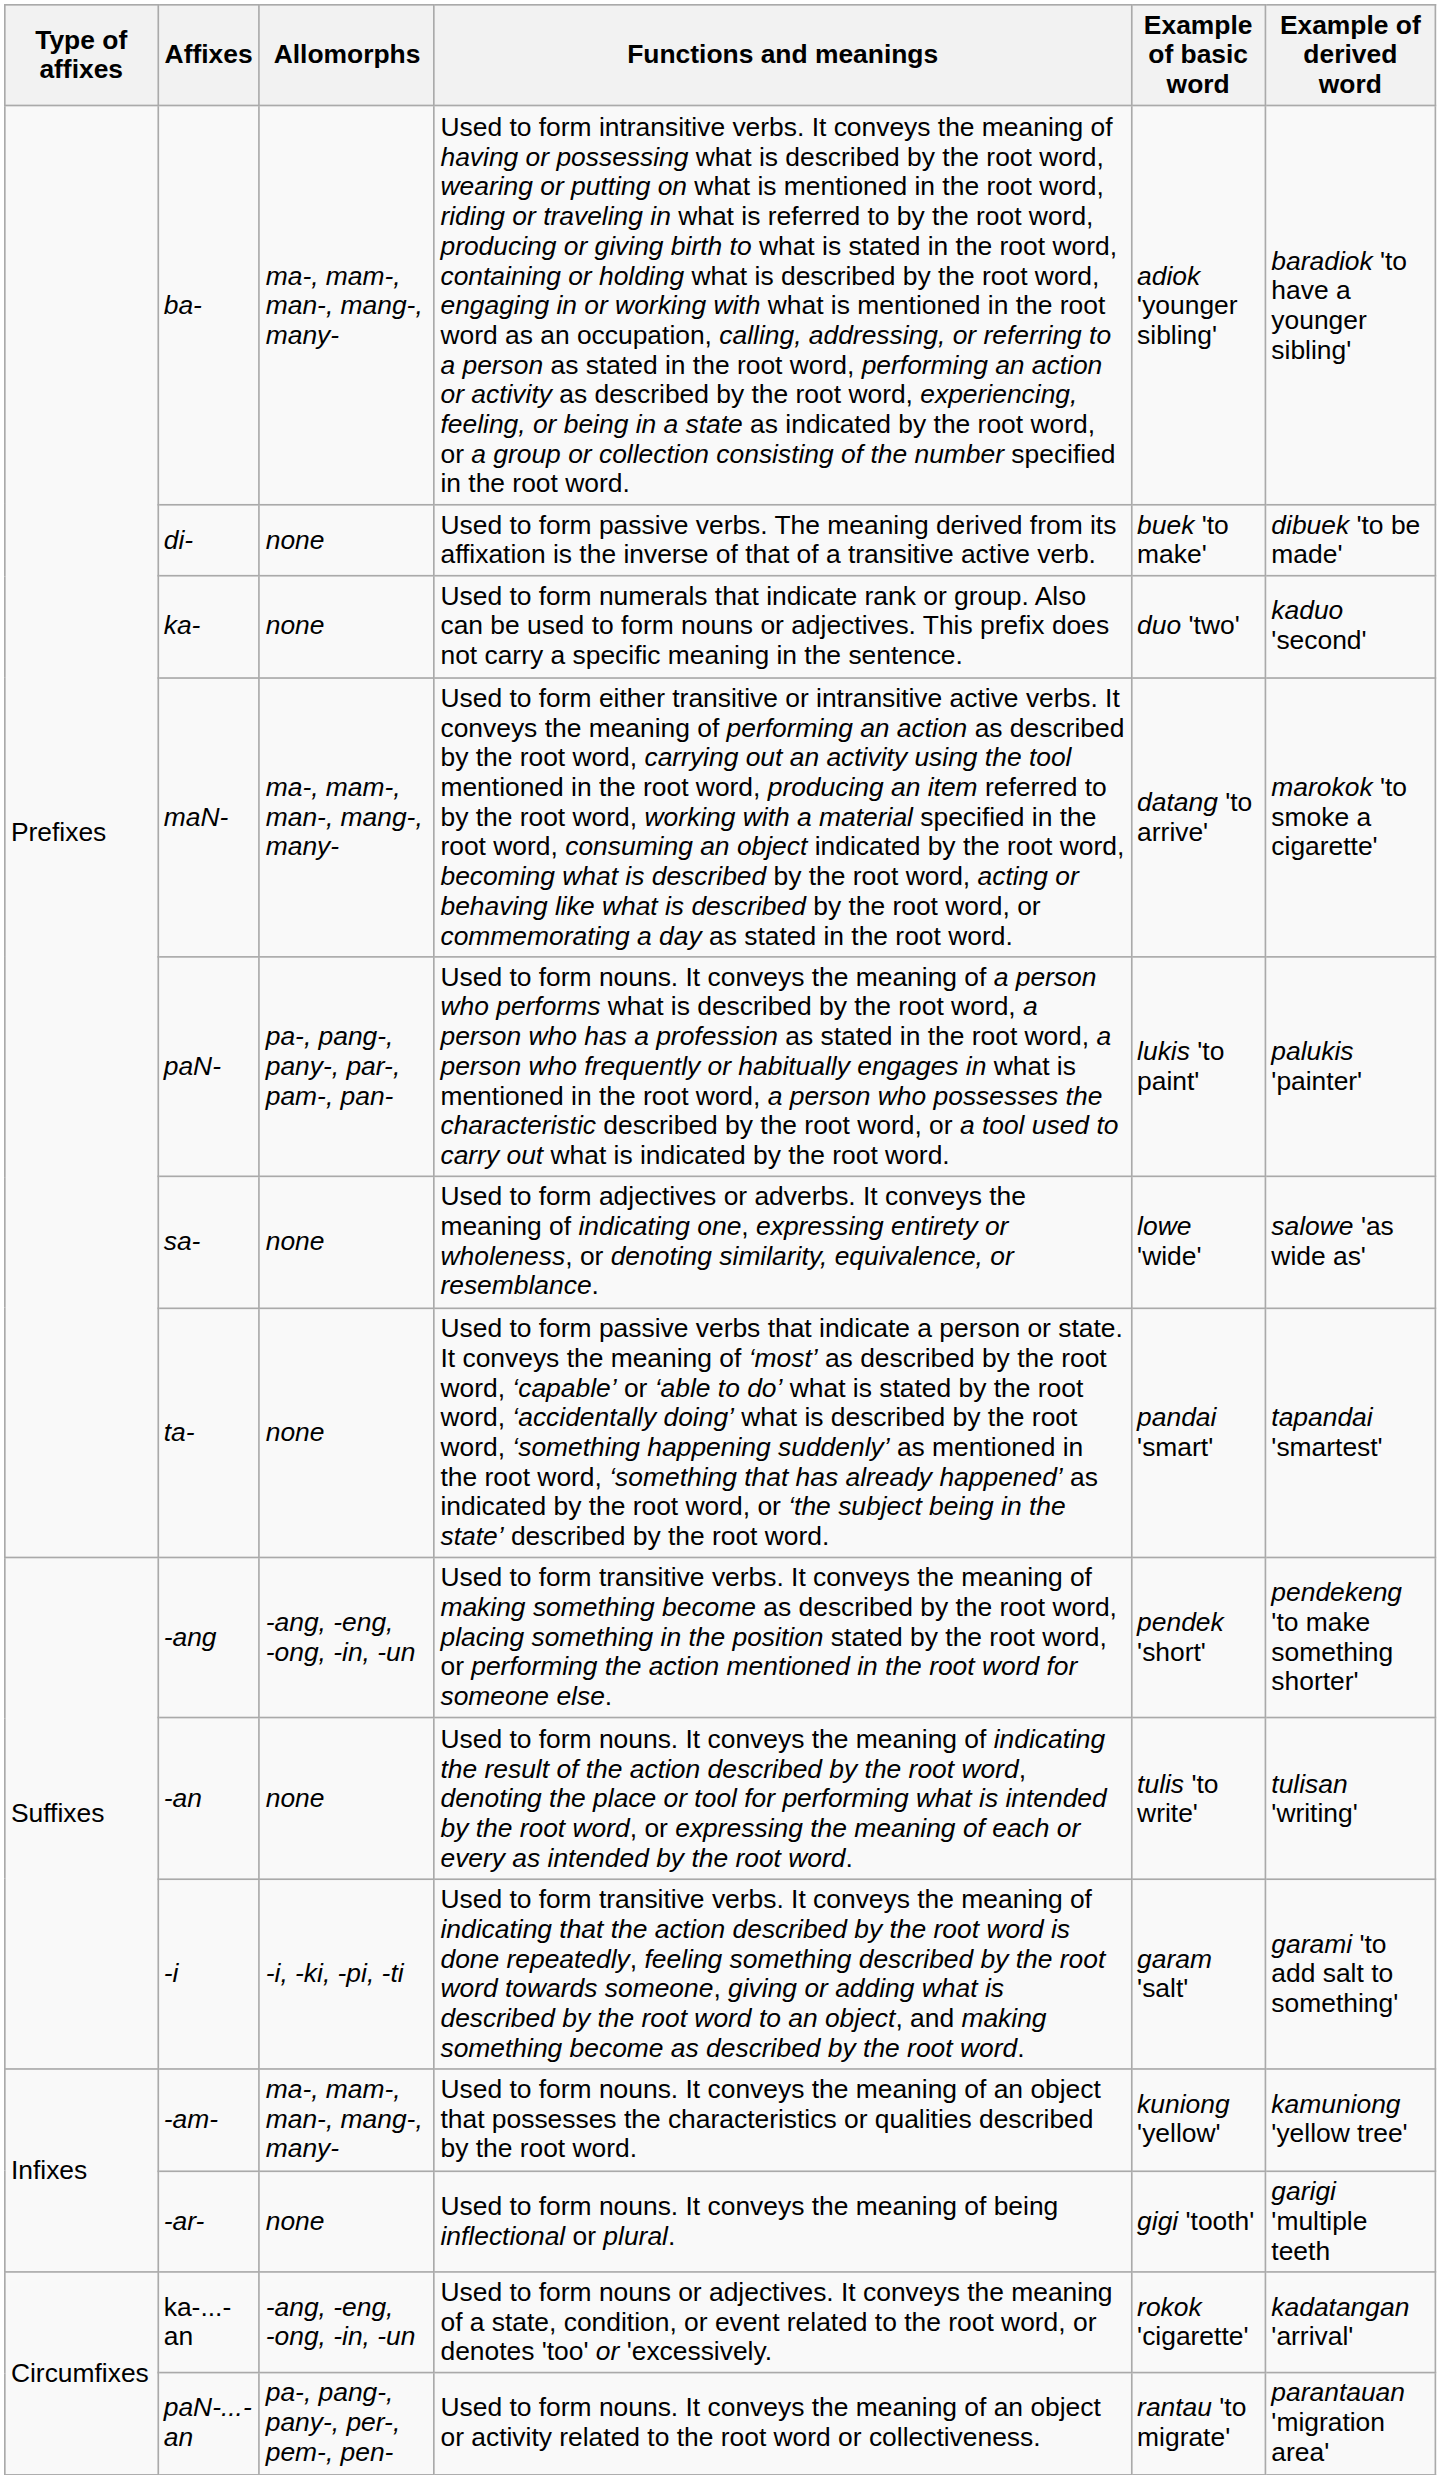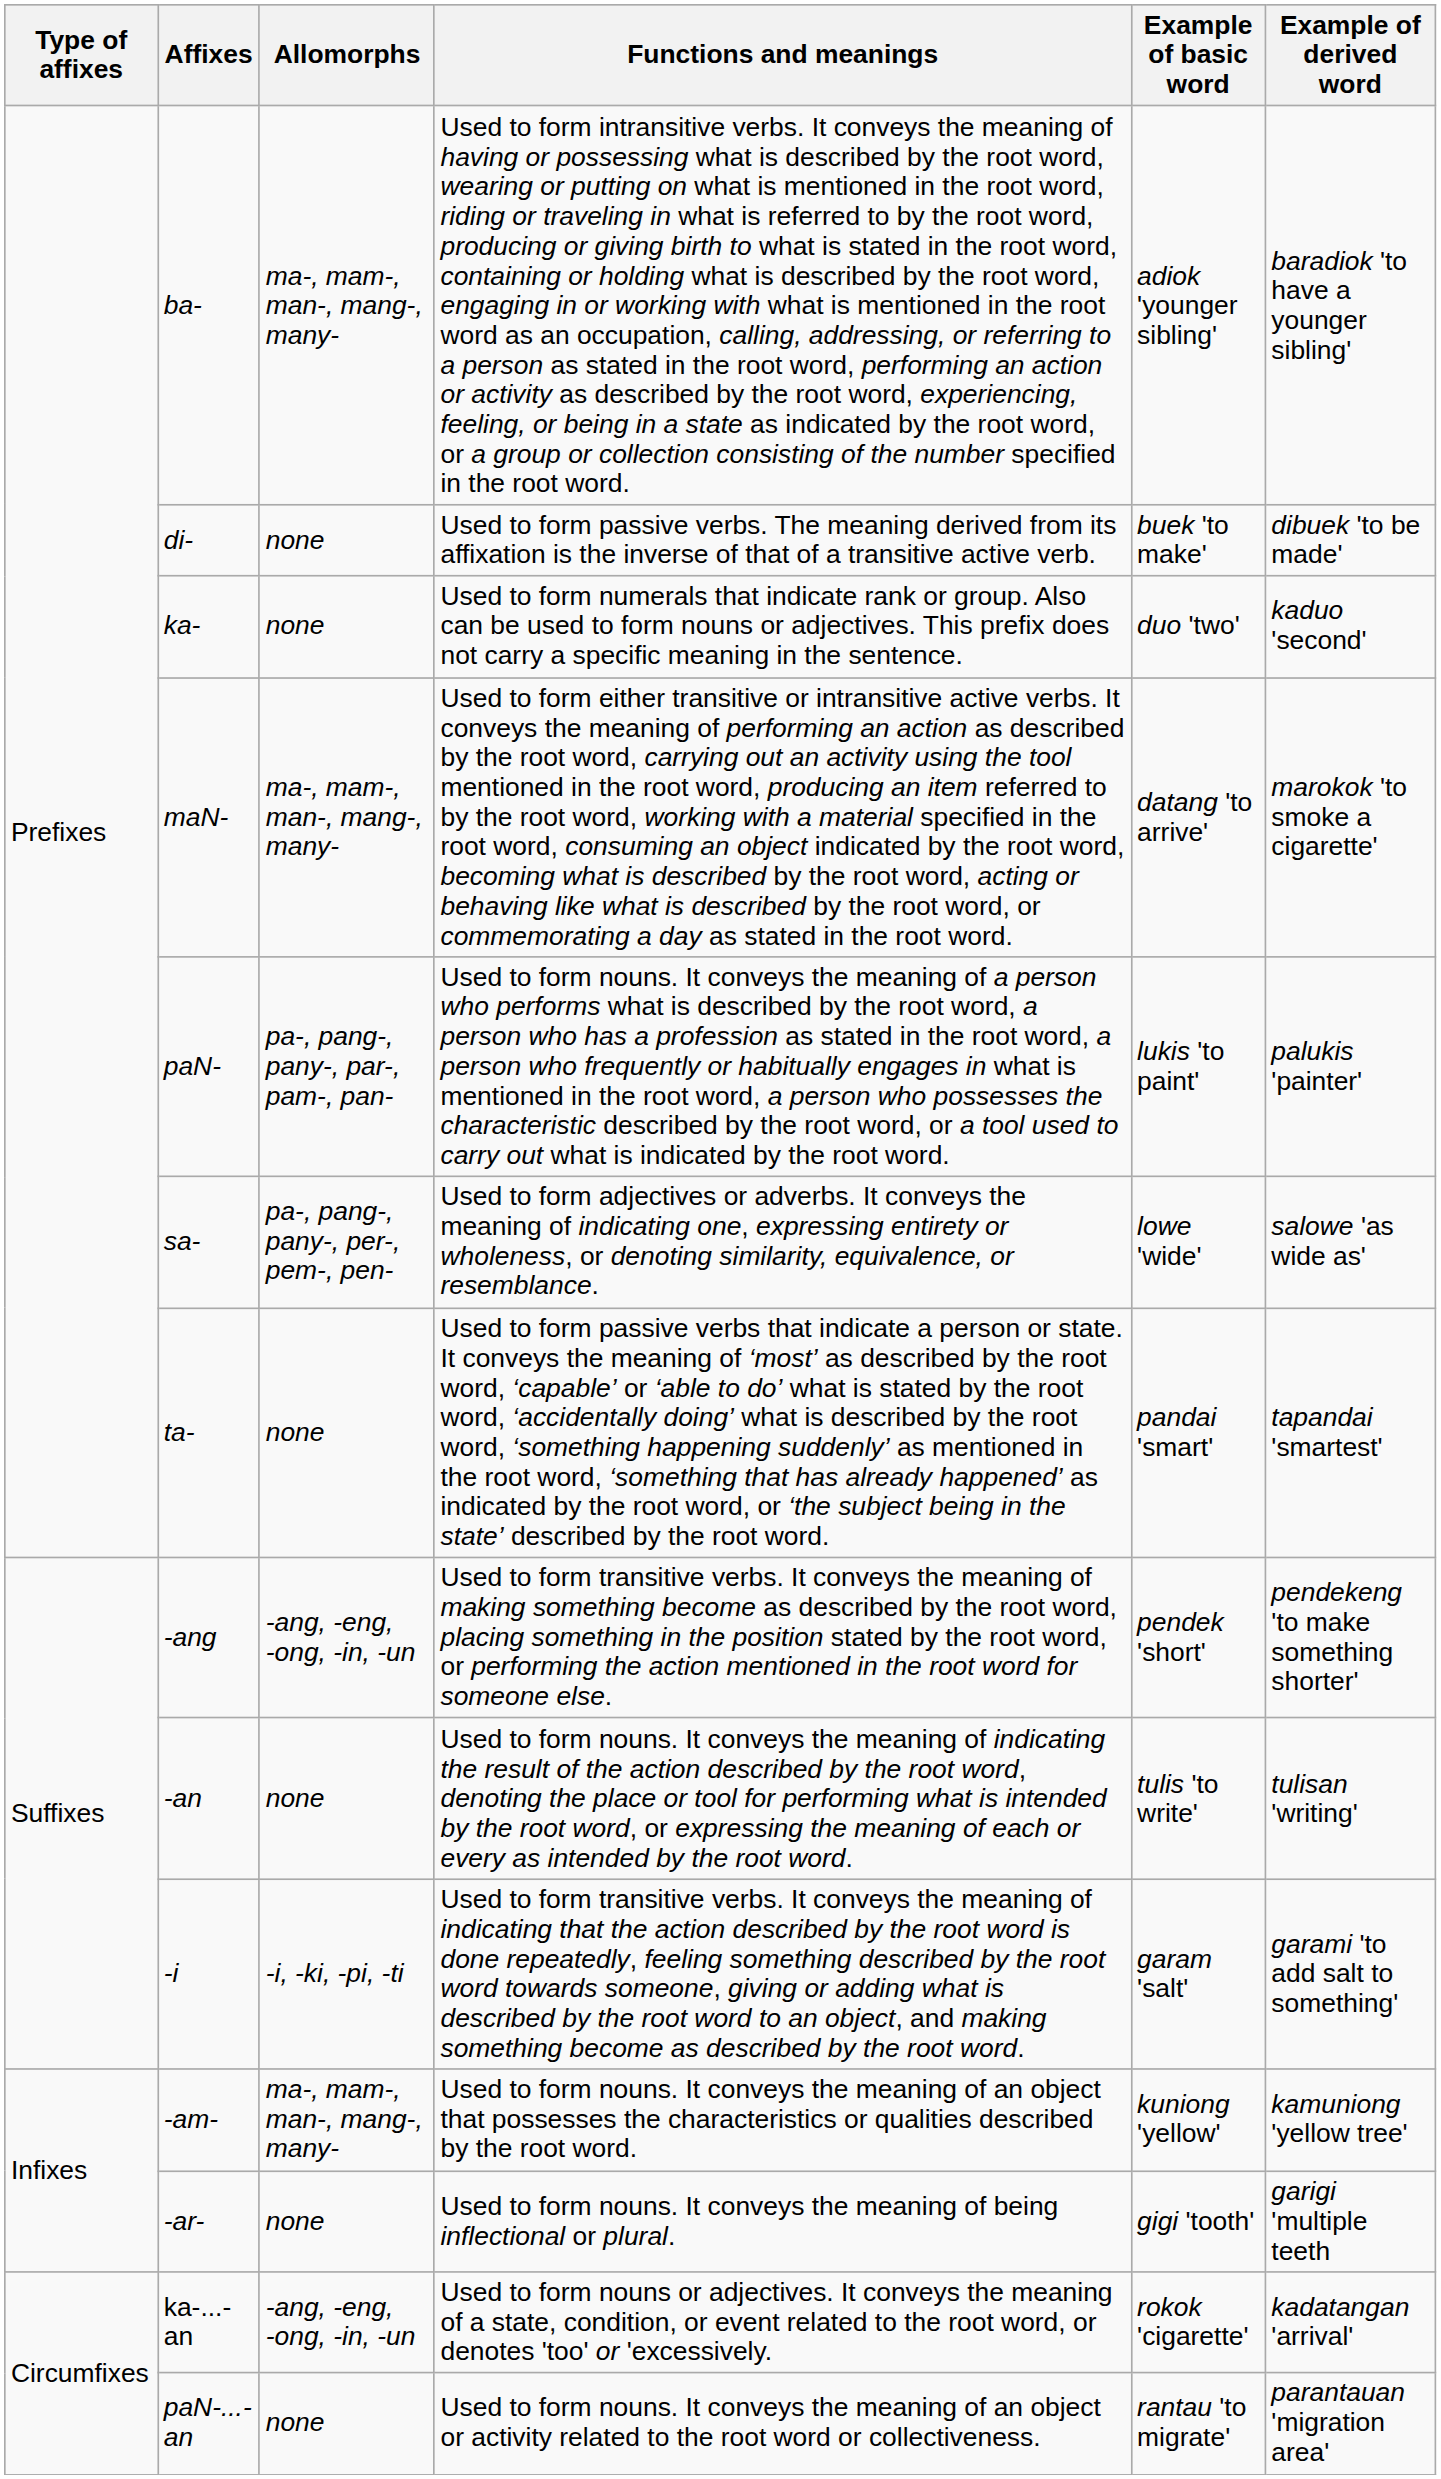(295, 1241) none -> (333, 1241) pa-, pang-, pany-, per-, pem-, pen-
(333, 2423) pa-, pang-, pany-, per-, pem-, pen- -> (295, 2423) none
